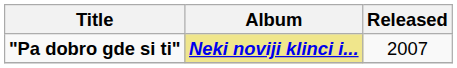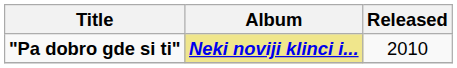(407, 48) 2007 -> (407, 48) 2010
